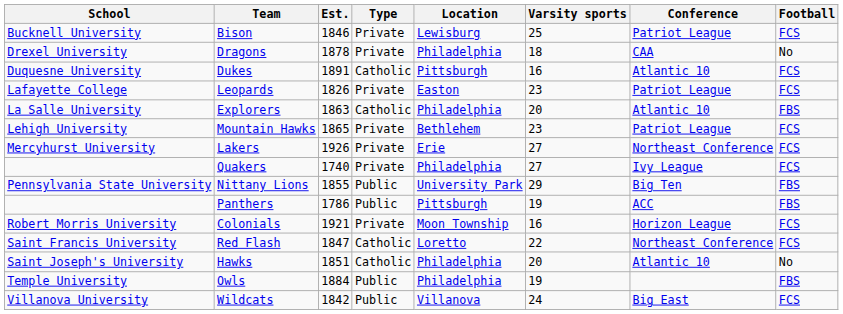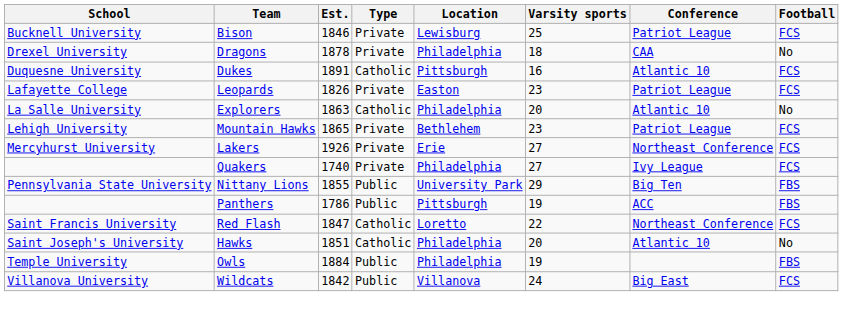(789, 109) FBS -> (786, 109) No
- row: (249, 224)
